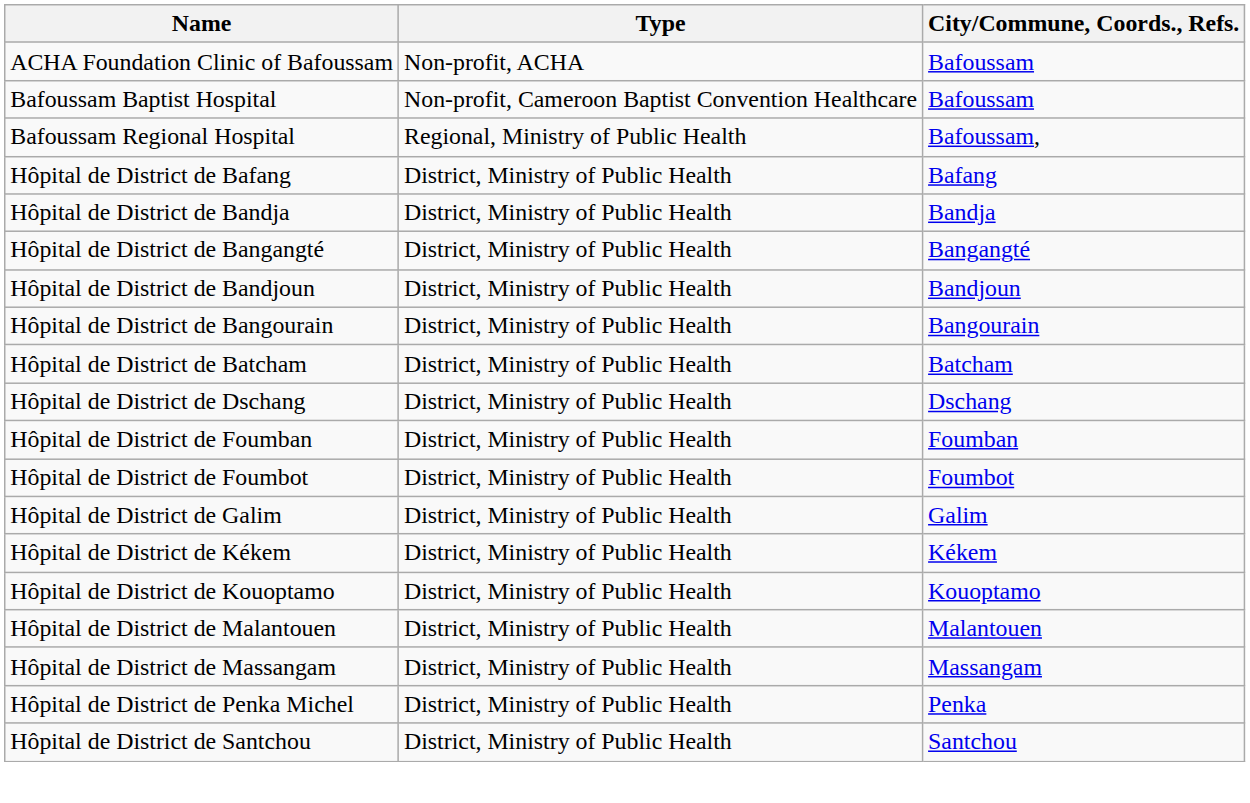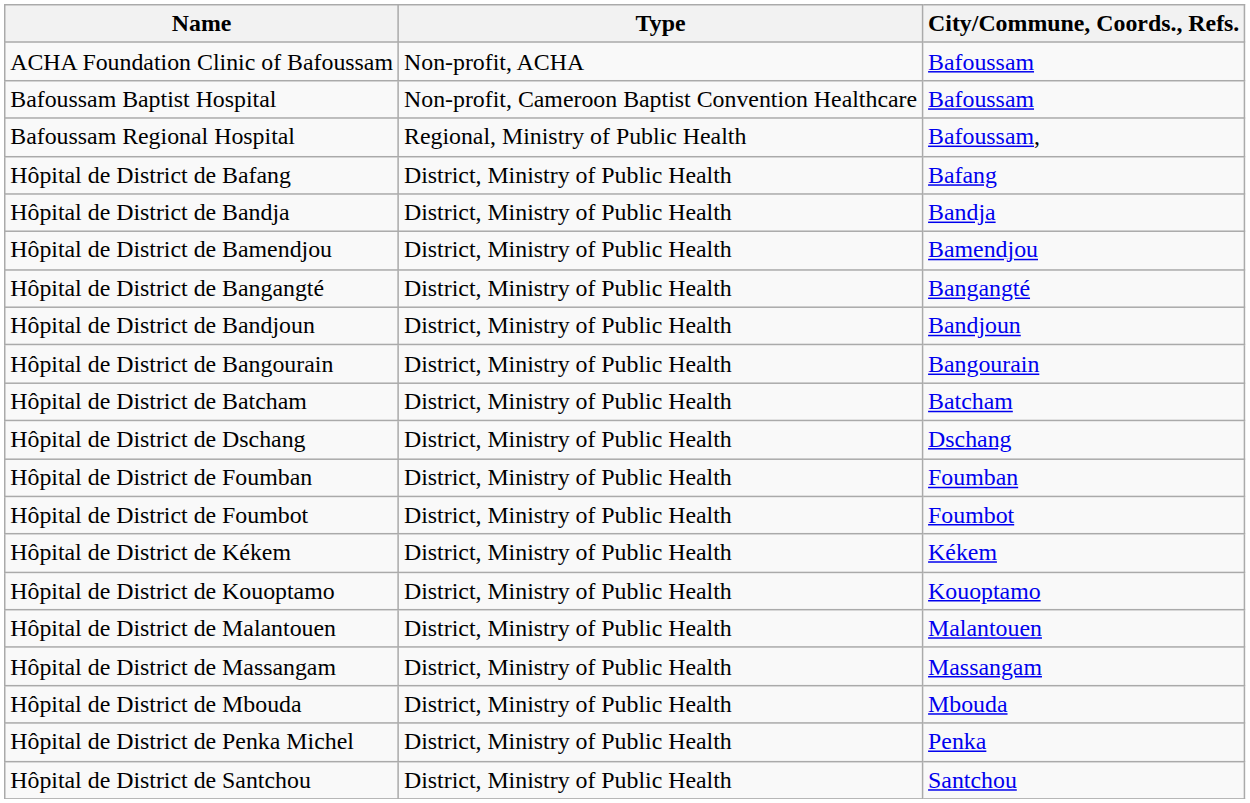+ row: (171, 250)
- row: (146, 514)
+ row: (156, 703)
